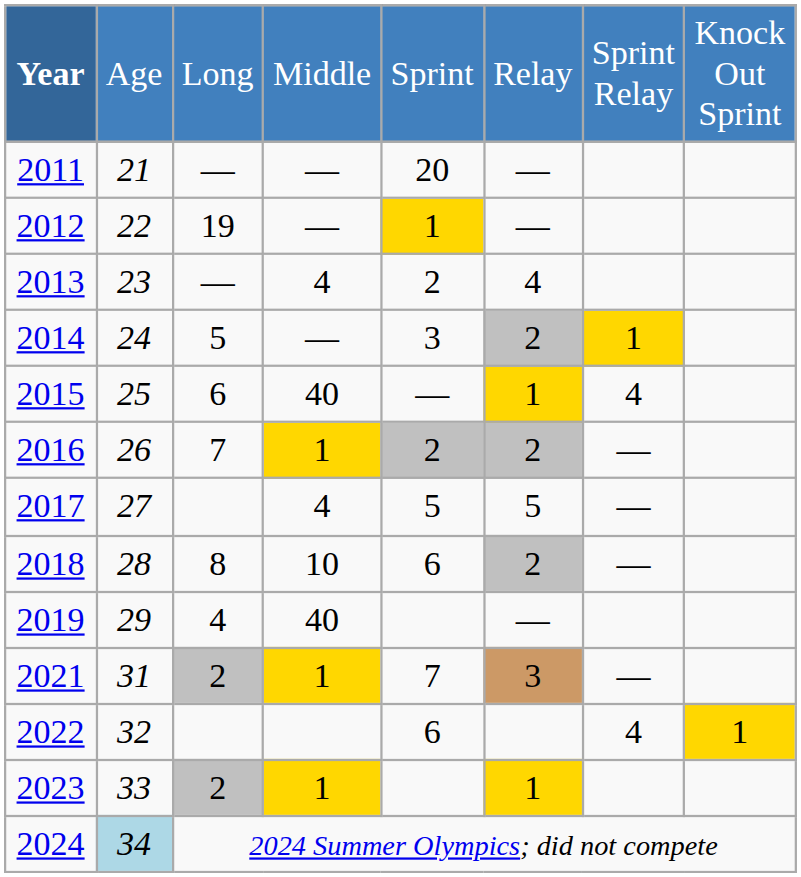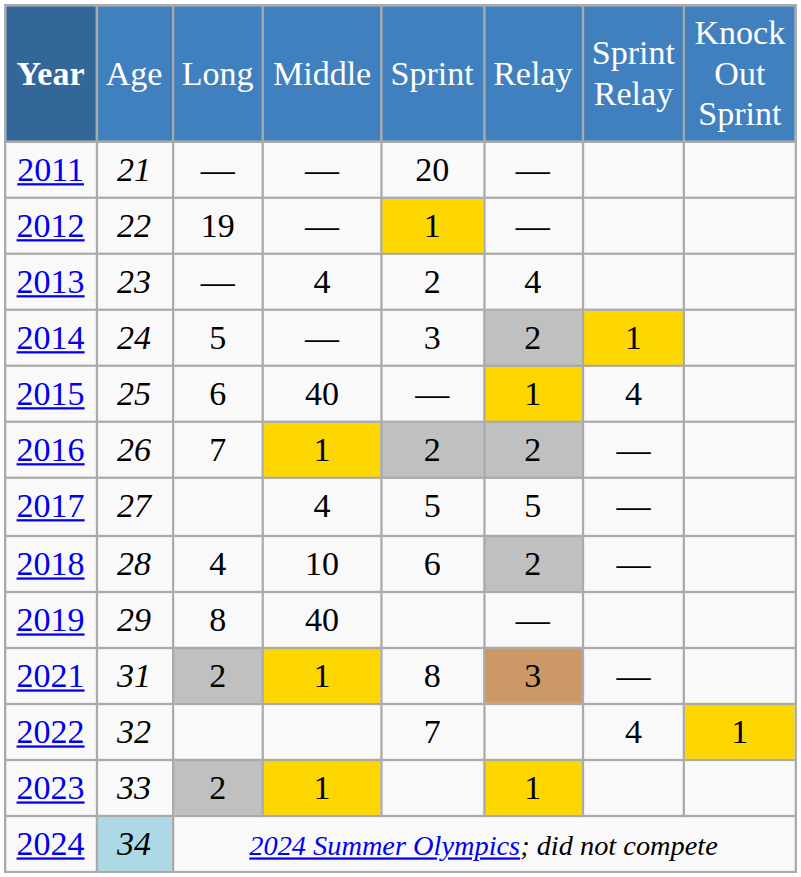(218, 562) 8 -> (218, 562) 4
(218, 618) 4 -> (218, 618) 8
(432, 674) 7 -> (432, 674) 8
(432, 730) 6 -> (432, 730) 7
